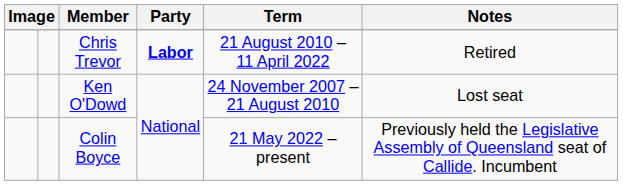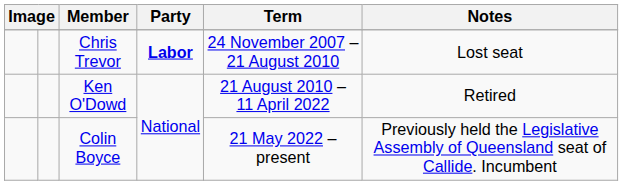(283, 52) 21 August 2010 – 11 April 2022 -> (283, 52) 24 November 2007 – 21 August 2010
(490, 52) Retired -> (490, 52) Lost seat
(283, 95) 24 November 2007 – 21 August 2010 -> (283, 95) 21 August 2010 – 11 April 2022
(490, 95) Lost seat -> (490, 95) Retired
